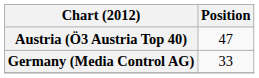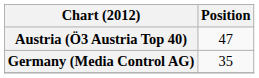(226, 61) 33 -> (226, 61) 35
